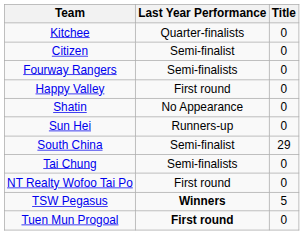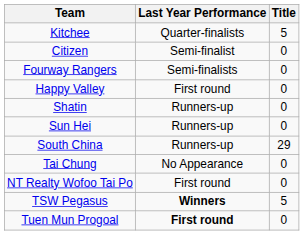(284, 32) 0 -> (284, 32) 5
(202, 107) No Appearance -> (202, 107) Runners-up
(202, 145) Semi-finalist -> (202, 145) Runners-up
(202, 164) Semi-finalists -> (202, 164) No Appearance
